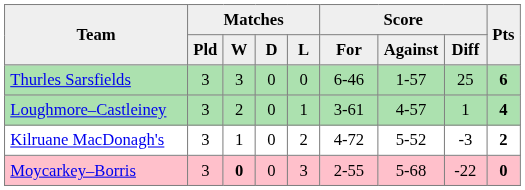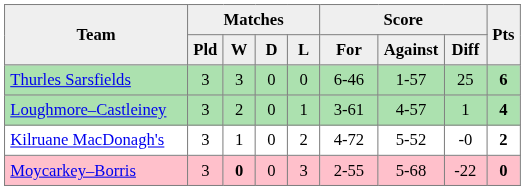(465, 140) -3 -> (465, 140) -0
